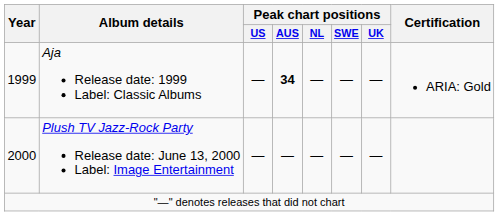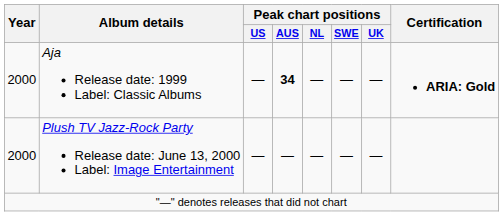(22, 80) 1999 -> (22, 80) 2000
(442, 87) normal -> (444, 87) bold
